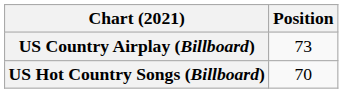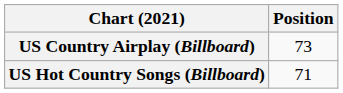(303, 74) 70 -> (303, 74) 71
